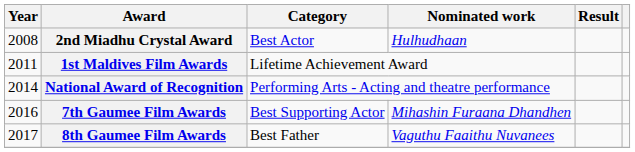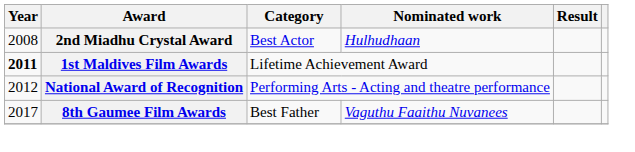(23, 64) normal -> (23, 64) bold
(23, 87) 2014 -> (23, 87) 2012
- row: (144, 111)
